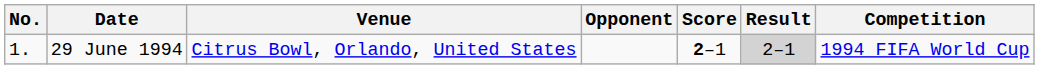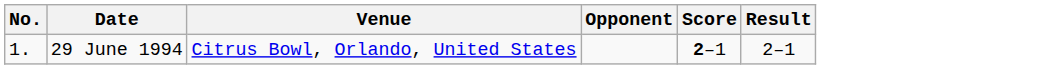- column: (925, 20)
(779, 50) lightgrey background -> (779, 50) no background
